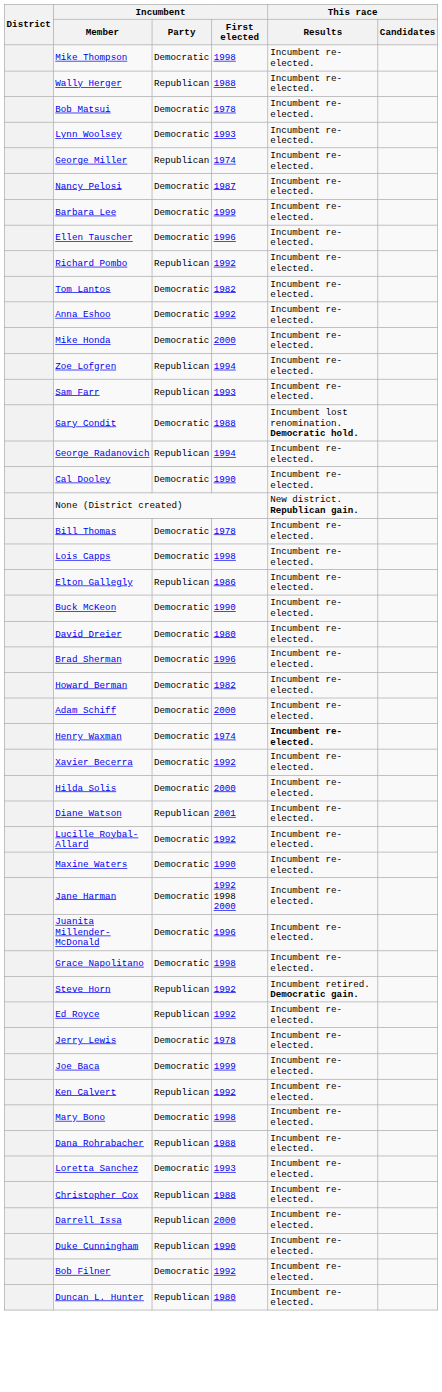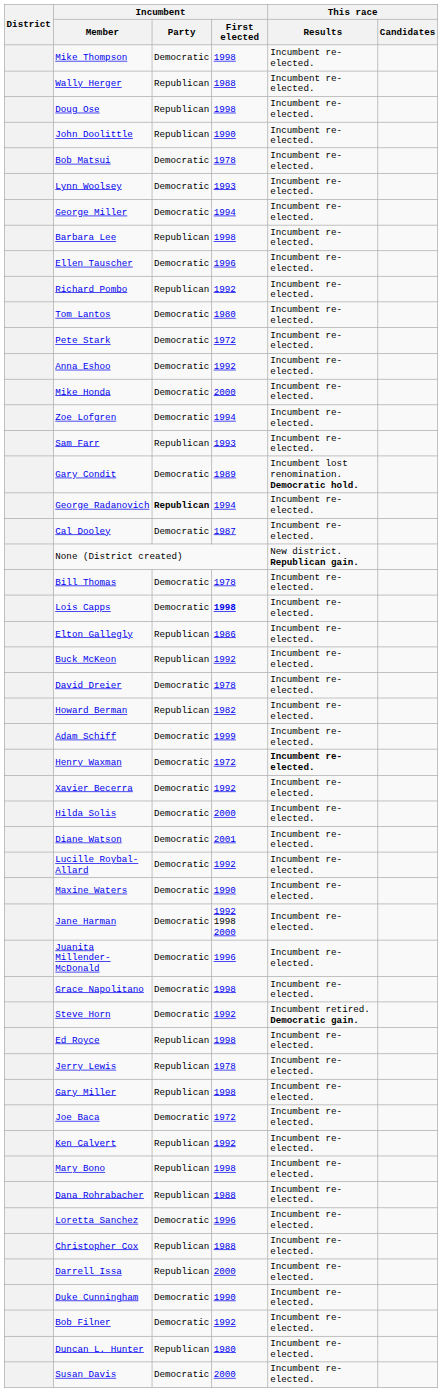+ row: (77, 109)
+ row: (94, 135)
(182, 161) Republican -> (182, 212) Democratic
(225, 161) 1974 -> (225, 212) 1994
- row: (89, 186)
(182, 212) Democratic -> (182, 238) Republican
(225, 212) 1999 -> (225, 238) 1998
(225, 289) 1982 -> (225, 315) 1980
+ row: (83, 341)
(182, 366) Republican -> (182, 418) Democratic
(225, 423) 1988 -> (225, 474) 1989
(182, 454) normal -> (182, 505) bold
(225, 480) 1990 -> (225, 531) 1987
(225, 557) normal -> (225, 608) bold
(182, 608) Democratic -> (182, 660) Republican
(225, 608) 1990 -> (225, 660) 1992
(225, 634) 1980 -> (225, 685) 1978
- row: (89, 660)
(182, 685) Democratic -> (182, 711) Republican
(225, 711) 2000 -> (225, 737) 1999
(225, 737) 1974 -> (225, 762) 1972
(182, 814) Republican -> (182, 839) Democratic
(182, 989) Republican -> (182, 1015) Democratic
(225, 1015) 1992 -> (225, 1041) 1998
(182, 1041) Democratic -> (182, 1066) Republican
+ row: (86, 1092)
(225, 1066) 1999 -> (225, 1118) 1972
(182, 1118) Democratic -> (182, 1169) Republican
(225, 1169) 1993 -> (225, 1220) 1996
(182, 1246) Republican -> (182, 1297) Democratic
+ row: (86, 1375)
